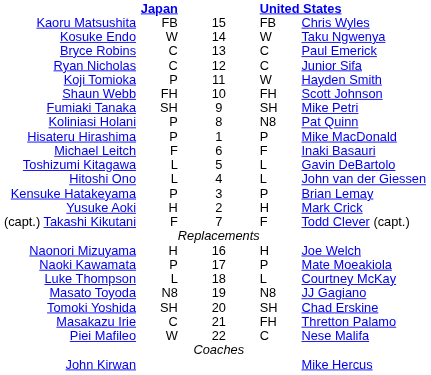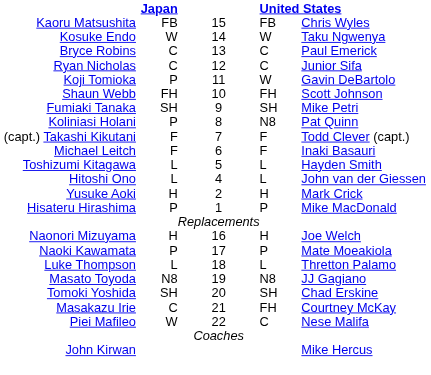(342, 79) Hayden Smith -> (348, 79) Gavin DeBartolo
rows swapped: (70, 222) <-> (82, 136)
(348, 165) Gavin DeBartolo -> (342, 165) Hayden Smith
- row: (73, 193)
(349, 279) Courtney McKay -> (349, 264) Thretton Palamo
(349, 321) Thretton Palamo -> (349, 307) Courtney McKay
